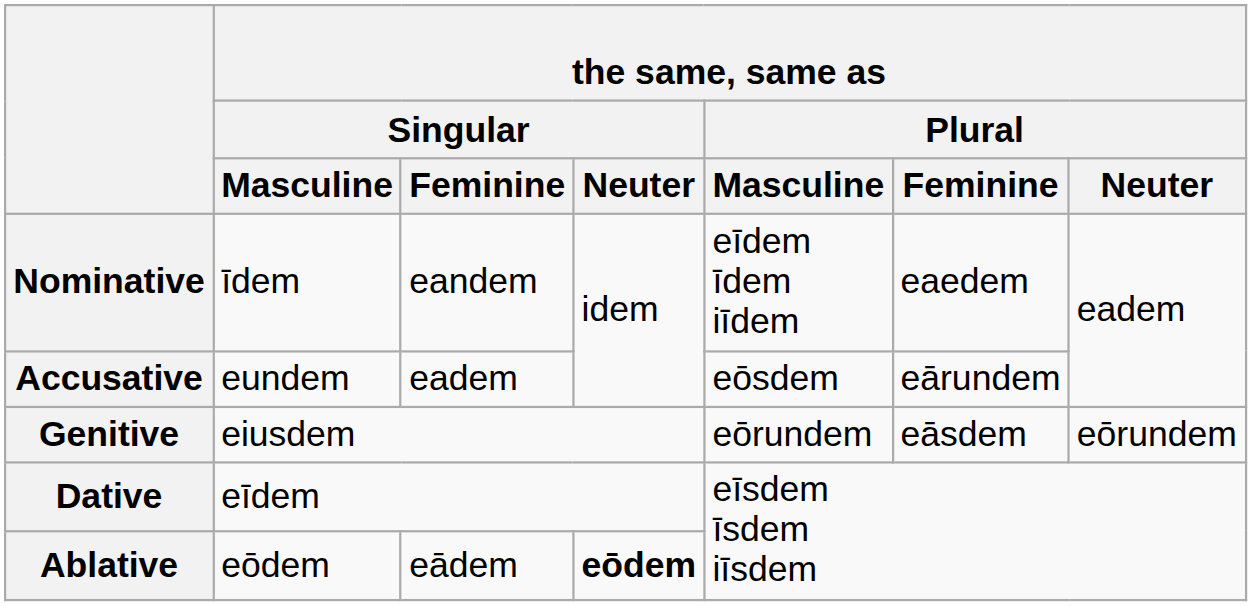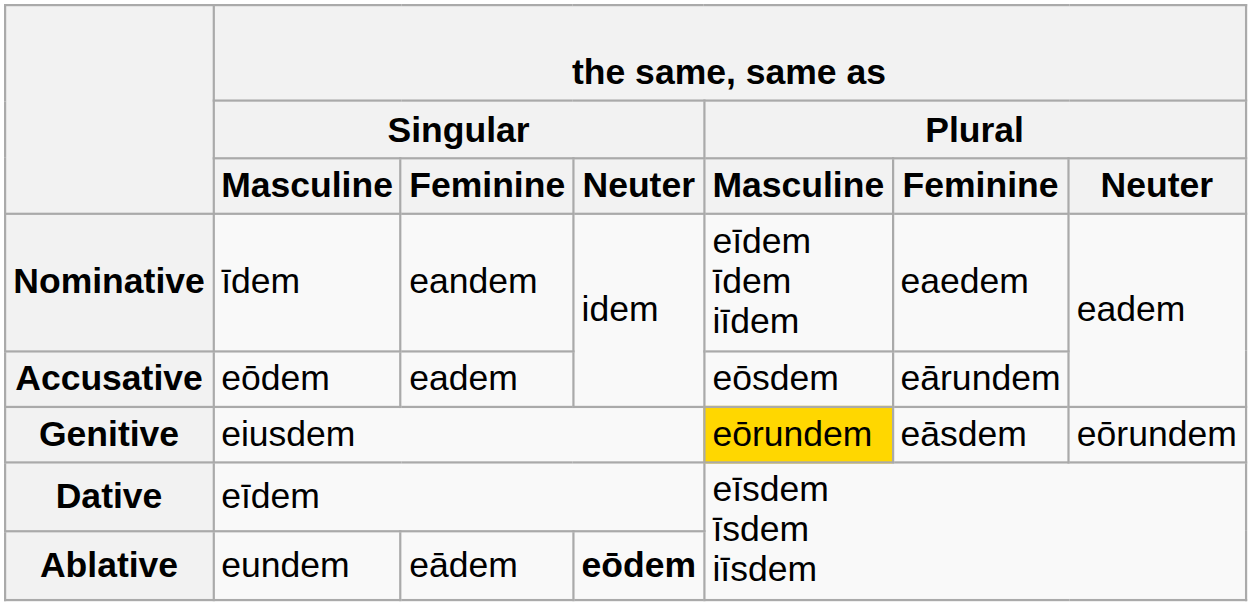(285, 377) eundem -> (275, 377) eōdem
(792, 434) no background -> (792, 434) gold background
(275, 564) eōdem -> (285, 564) eundem
